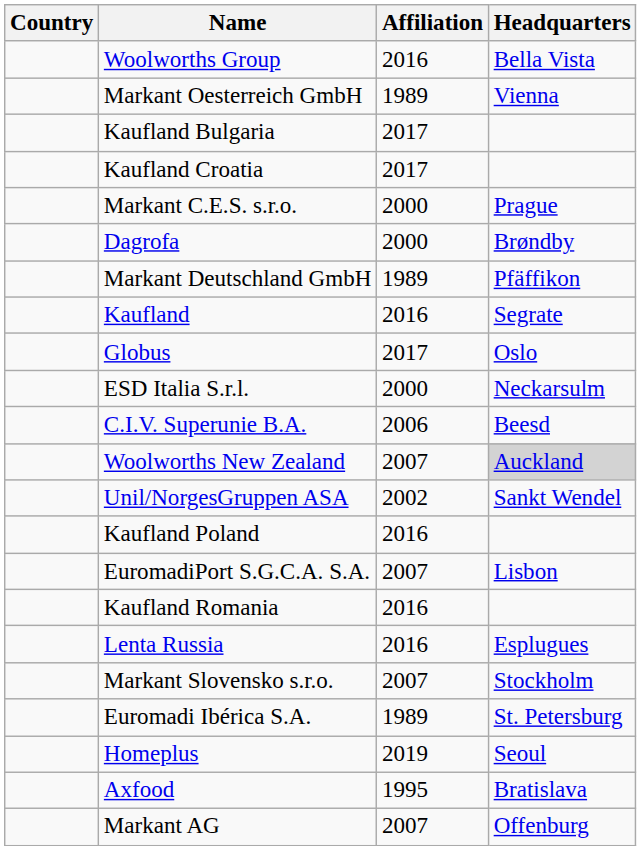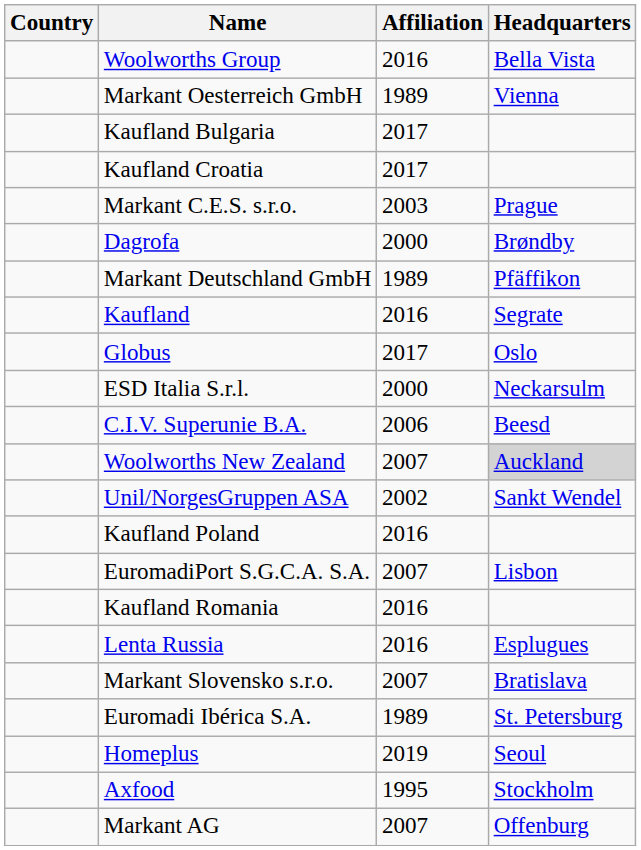(405, 205) 2000 -> (405, 205) 2003
(544, 680) Stockholm -> (540, 680) Bratislava
(540, 790) Bratislava -> (544, 790) Stockholm
